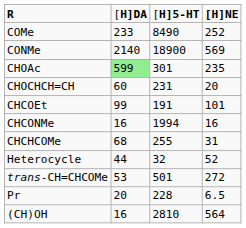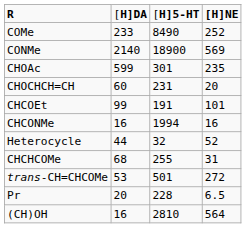(123, 68) lightgreen background -> (123, 68) no background
rows swapped: (44, 159) <-> (34, 141)
